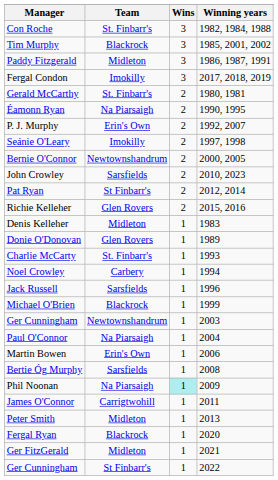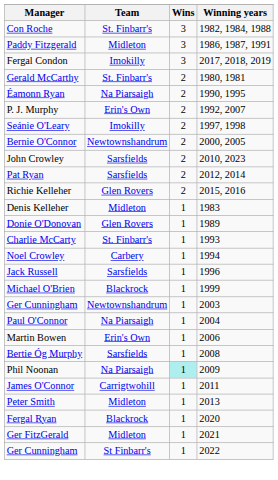- row: (33, 45)
(127, 191) St Finbarr's -> (127, 175) Sarsfields
